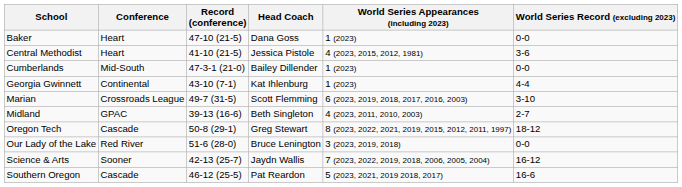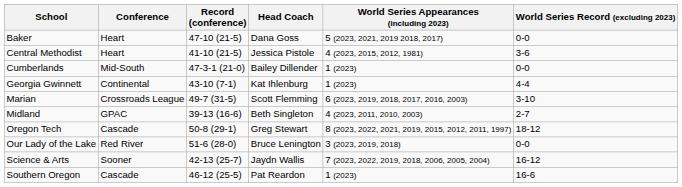(341, 38) 1 (2023) -> (384, 38) 5 (2023, 2021, 2019 2018, 2017)
(384, 175) 5 (2023, 2021, 2019 2018, 2017) -> (341, 175) 1 (2023)
